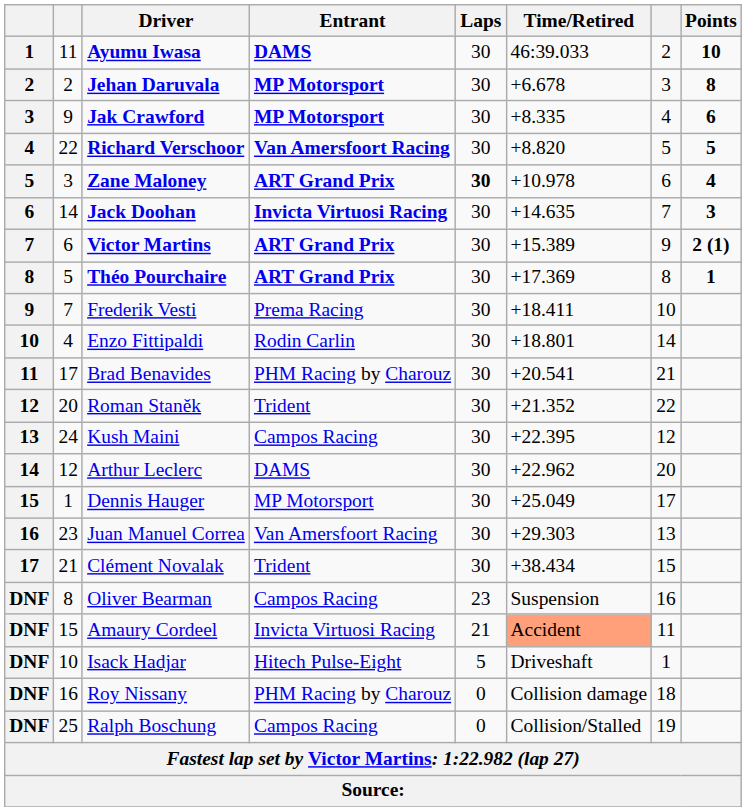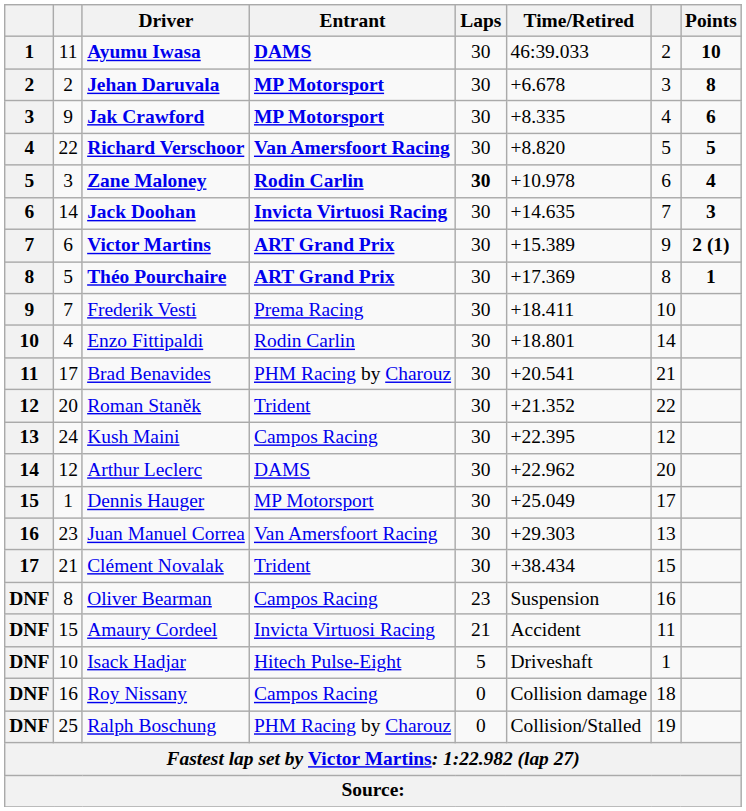(324, 180) ART Grand Prix -> (309, 180) Rodin Carlin
(546, 629) lightsalmon background -> (546, 629) no background
(353, 693) PHM Racing by Charouz -> (316, 693) Campos Racing
(316, 726) Campos Racing -> (353, 726) PHM Racing by Charouz
